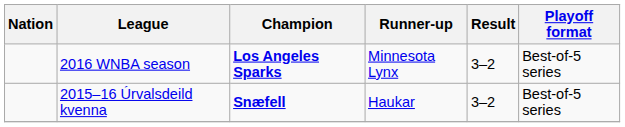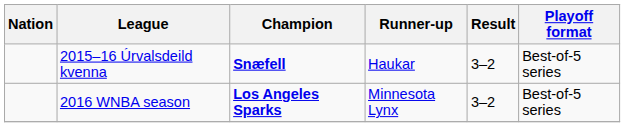rows swapped: (126, 103) <-> (125, 64)
